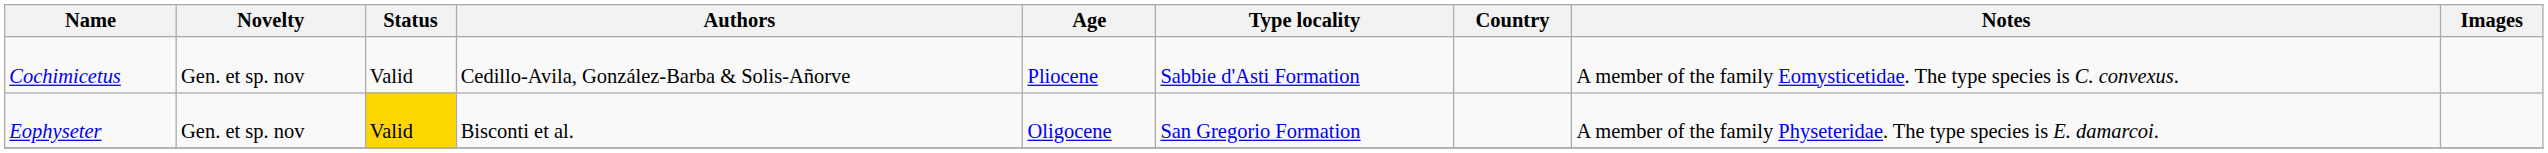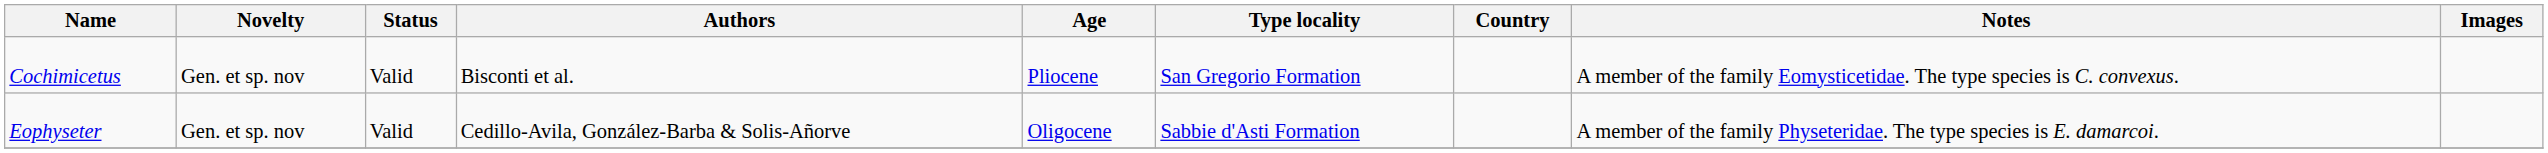(656, 76) Cedillo-Avila, González-Barba & Solis-Añorve -> (517, 76) Bisconti et al.
(1260, 76) Sabbie d'Asti Formation -> (1260, 76) San Gregorio Formation
(391, 131) gold background -> (391, 131) no background
(517, 131) Bisconti et al. -> (656, 131) Cedillo-Avila, González-Barba & Solis-Añorve
(1260, 131) San Gregorio Formation -> (1260, 131) Sabbie d'Asti Formation
